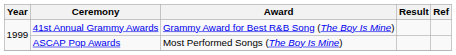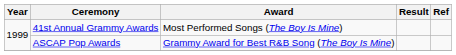(279, 27) Grammy Award for Best R&B Song (The Boy Is Mine) -> (253, 27) Most Performed Songs (The Boy Is Mine)
(253, 43) Most Performed Songs (The Boy Is Mine) -> (279, 43) Grammy Award for Best R&B Song (The Boy Is Mine)
